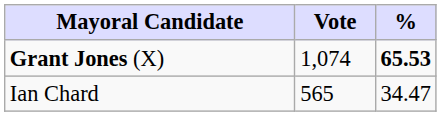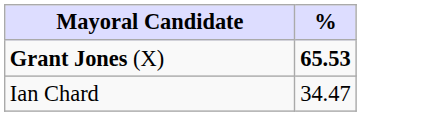- column: (335, 22)
